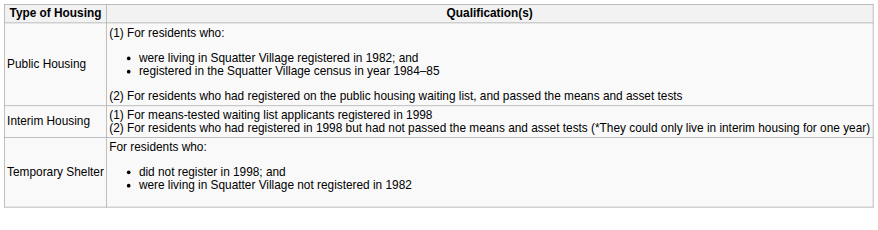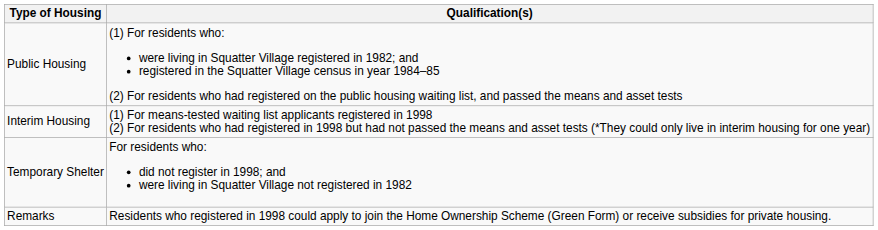+ row: (31, 216)
